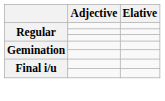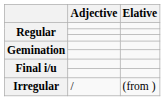+ row: (36, 86)
